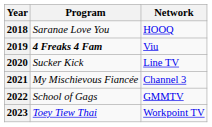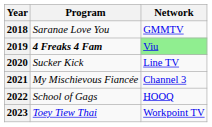(158, 29) HOOQ -> (163, 29) GMMTV
(151, 46) no background -> (151, 46) lightgreen background
(163, 96) GMMTV -> (158, 96) HOOQ
